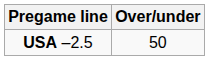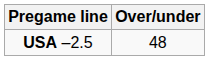(158, 42) 50 -> (158, 42) 48
